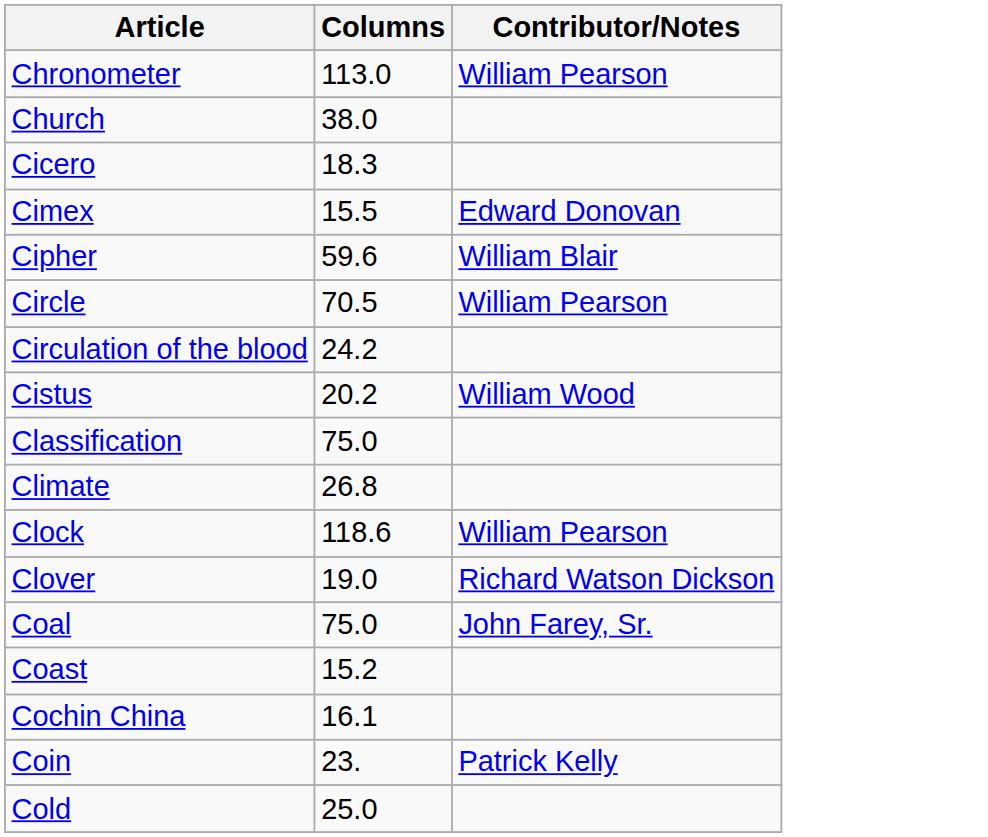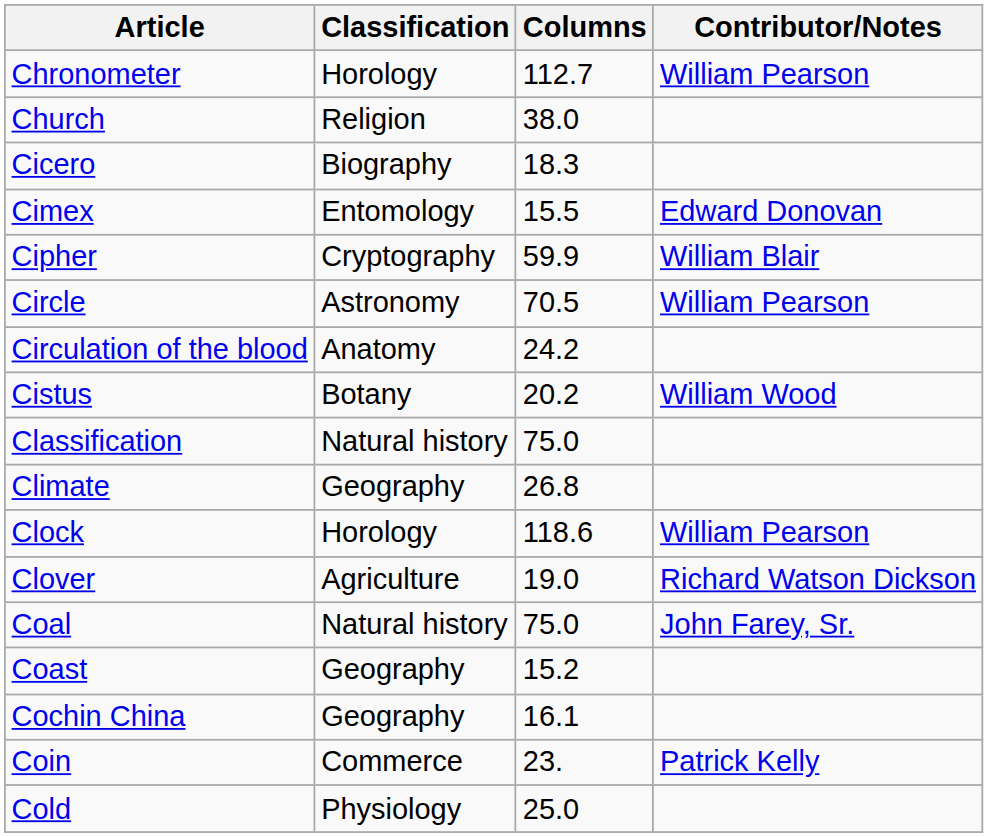+ column: (415, 27)
(356, 73) 113.0 -> (558, 73) 112.7
(349, 257) 59.6 -> (551, 257) 59.9
